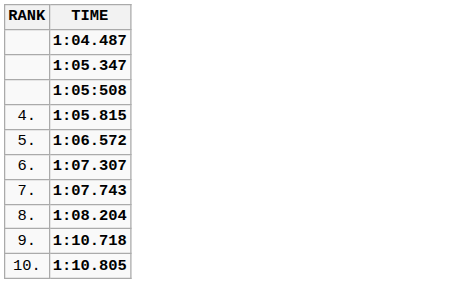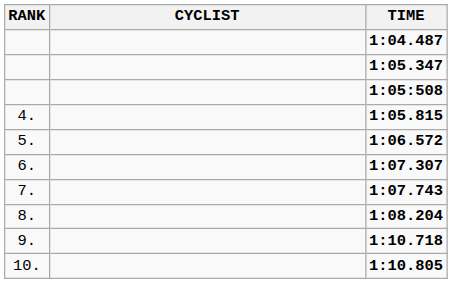+ column: (207, 17)
